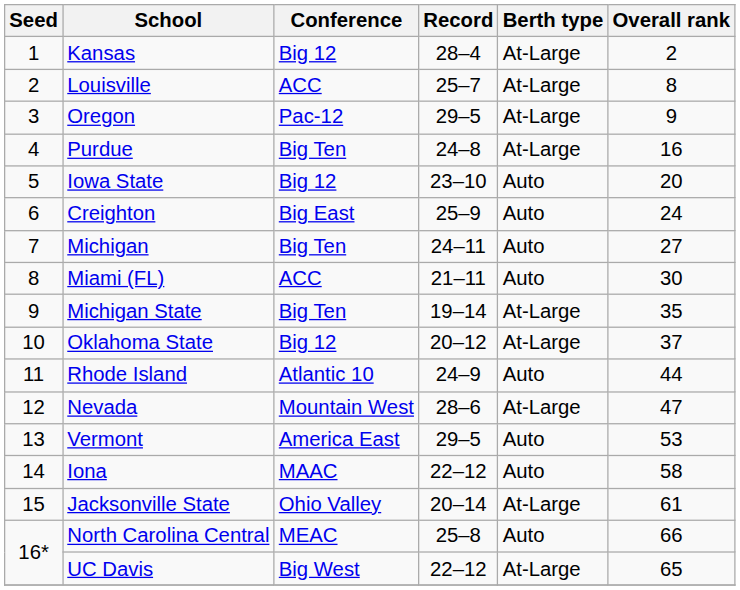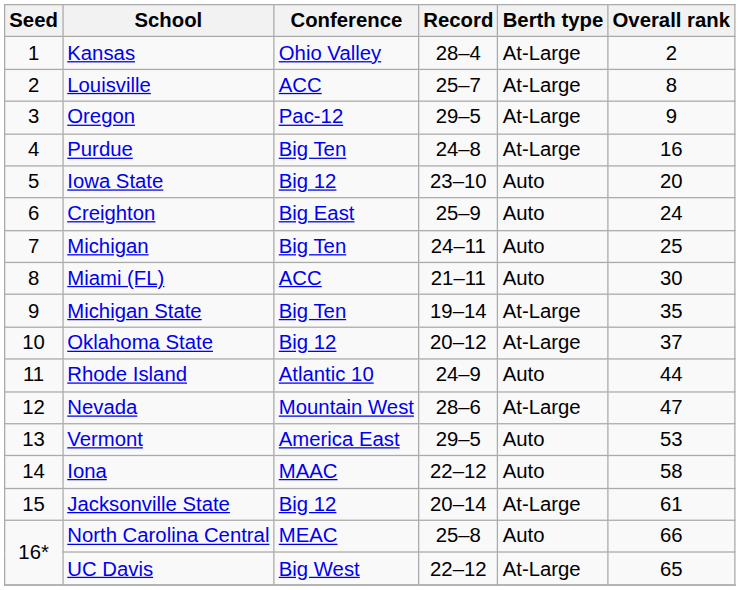(308, 52) Big 12 -> (330, 52) Ohio Valley
(671, 246) 27 -> (671, 246) 25
(330, 504) Ohio Valley -> (308, 504) Big 12
